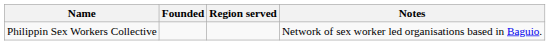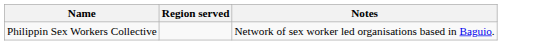- column: (183, 13)
